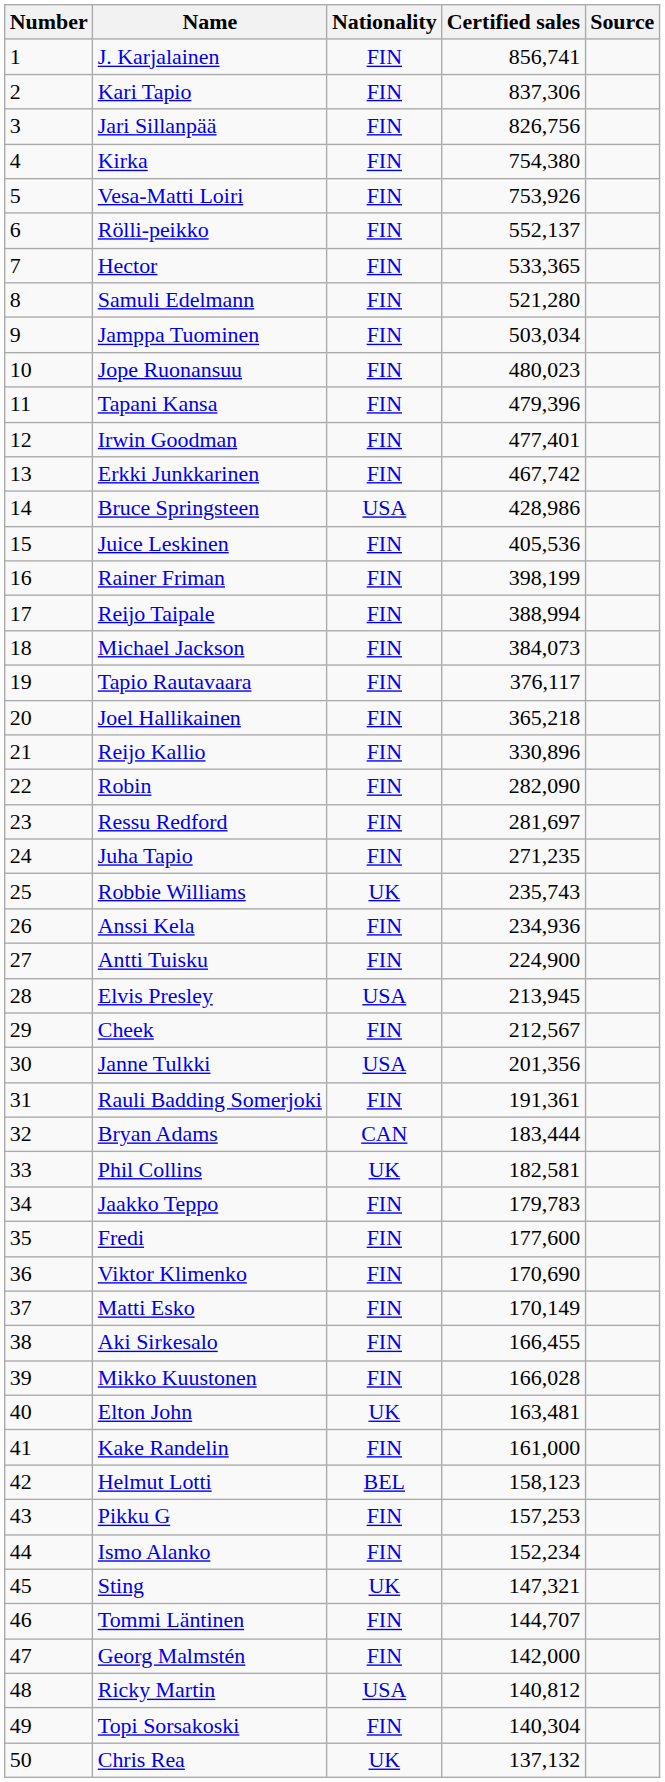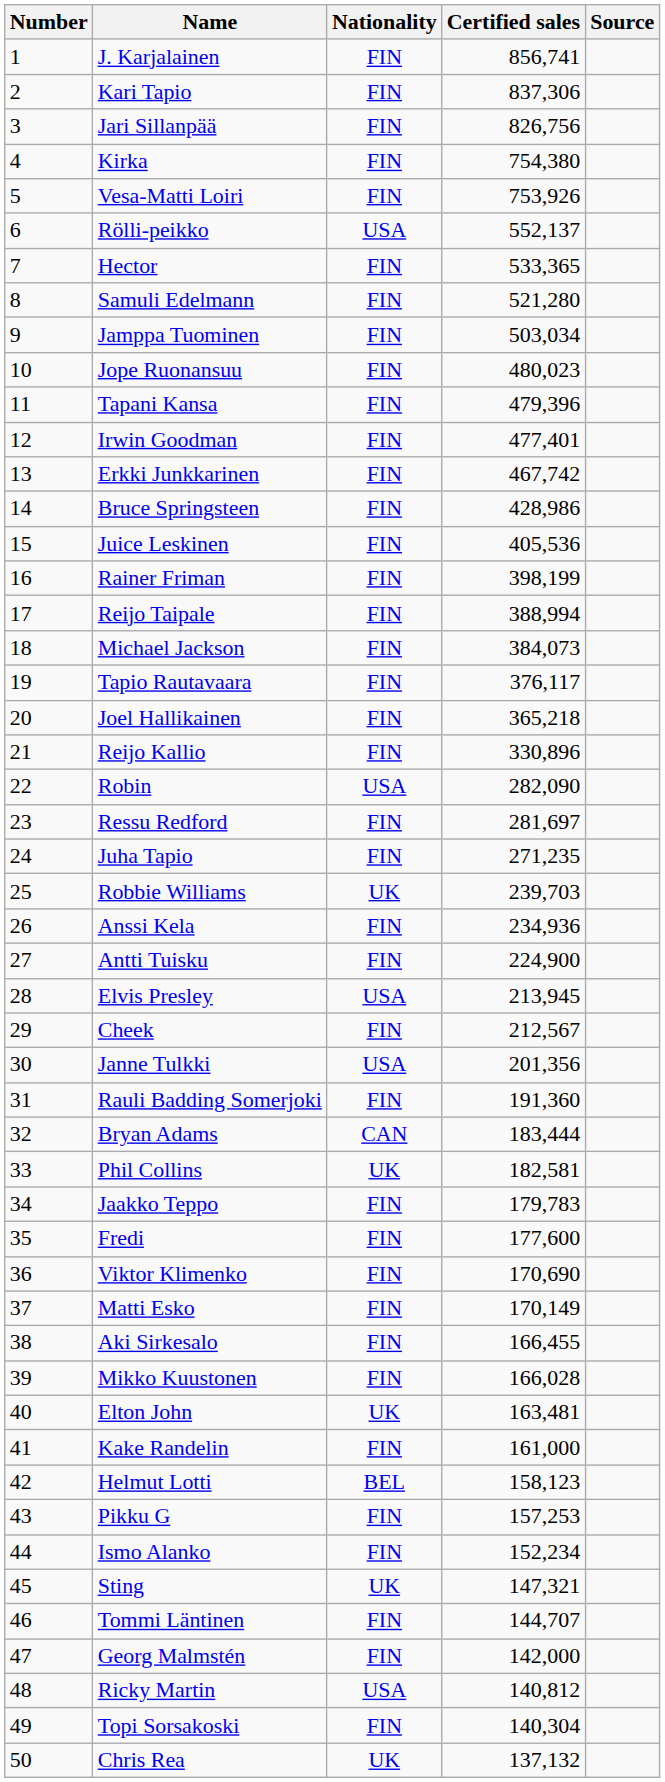(384, 230) FIN -> (384, 230) USA
(384, 508) USA -> (384, 508) FIN
(384, 786) FIN -> (384, 786) USA
(544, 890) 235,743 -> (544, 890) 239,703
(544, 1099) 191,361 -> (544, 1099) 191,360
